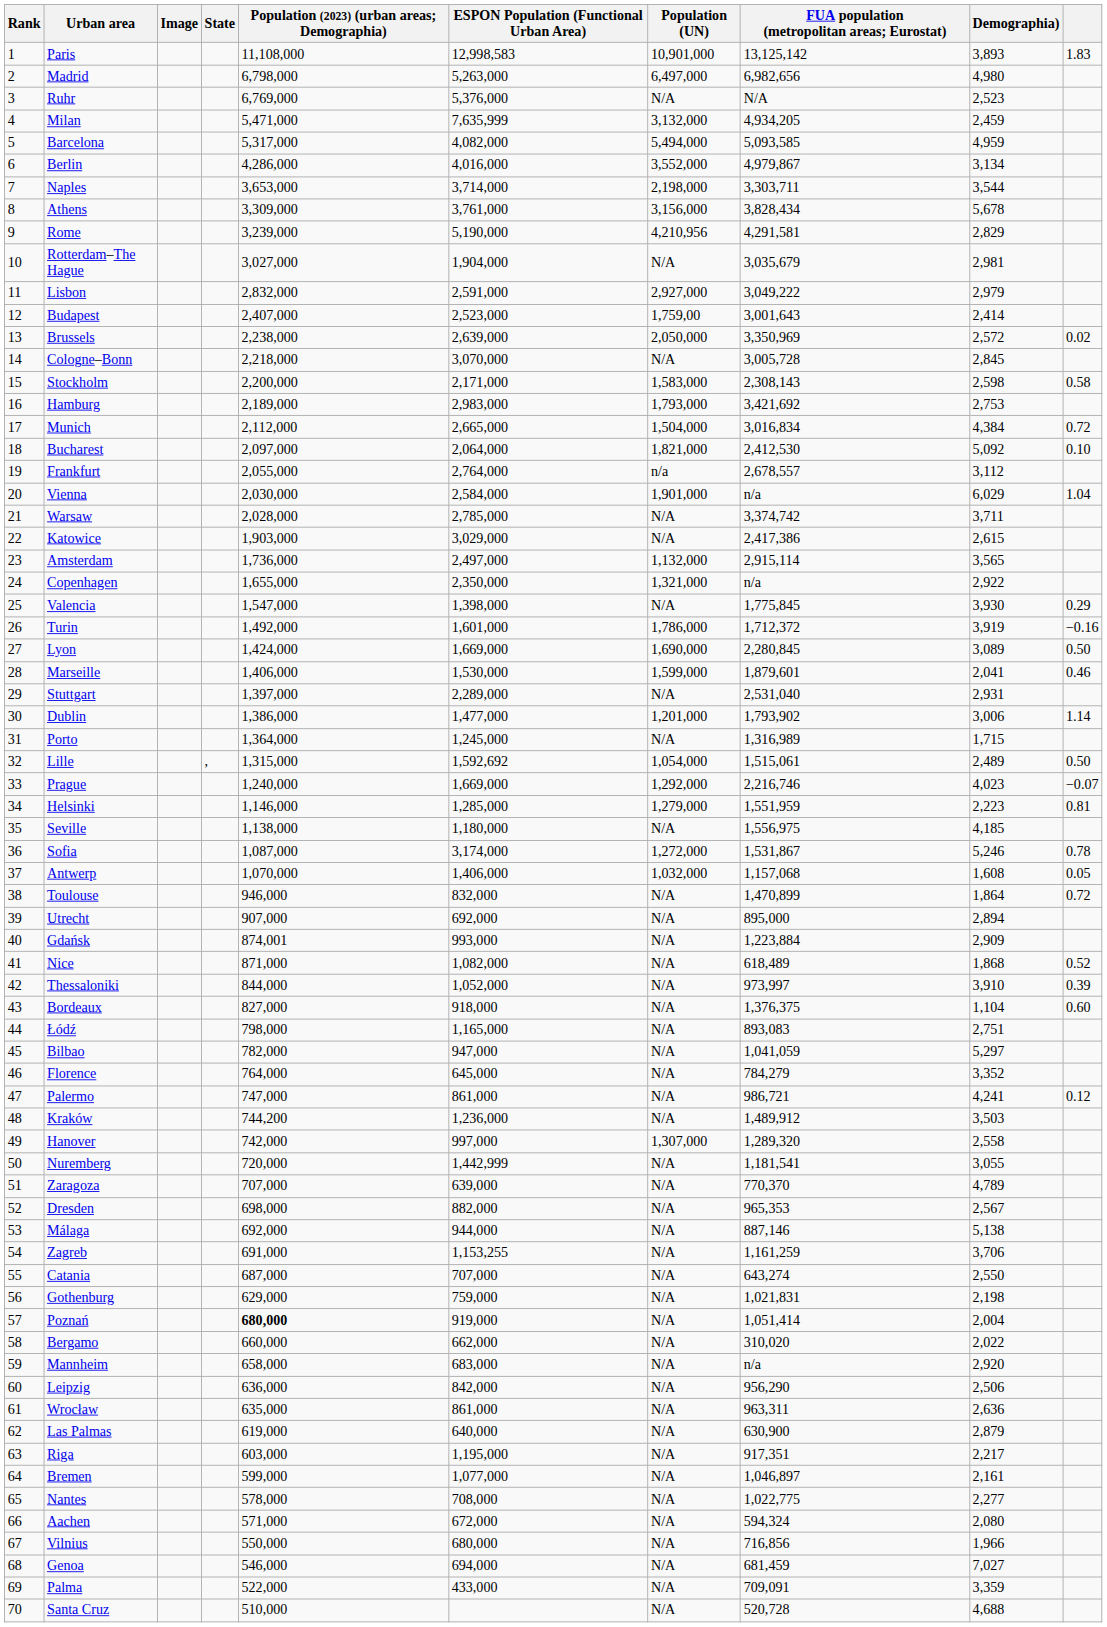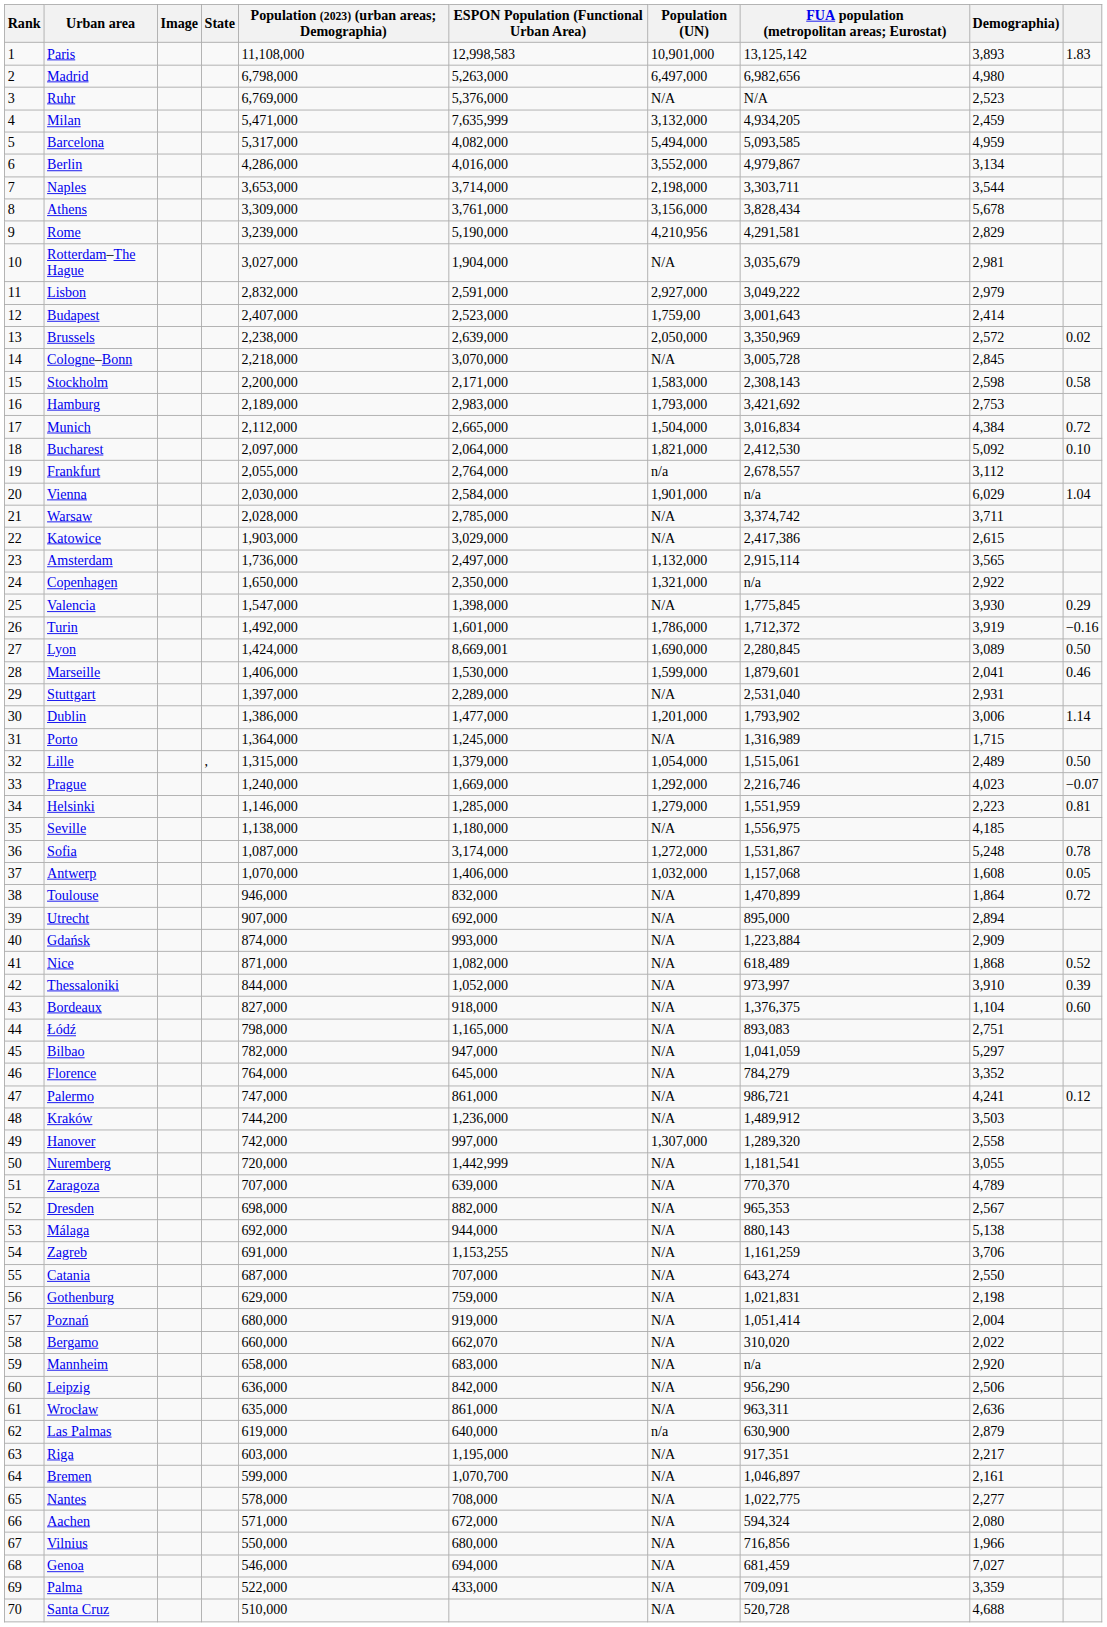(270, 583) 1,655,000 -> (270, 583) 1,650,000
(480, 650) 1,669,000 -> (480, 650) 8,669,001
(480, 761) 1,592,692 -> (480, 761) 1,379,000
(988, 851) 5,246 -> (988, 851) 5,248
(264, 940) 874,001 -> (264, 940) 874,000
(767, 1230) 887,146 -> (767, 1230) 880,143
(264, 1320) bold -> (264, 1320) normal
(475, 1342) 662,000 -> (475, 1342) 662,070
(663, 1431) N/A -> (660, 1431) n/a
(480, 1476) 1,077,000 -> (480, 1476) 1,070,700
